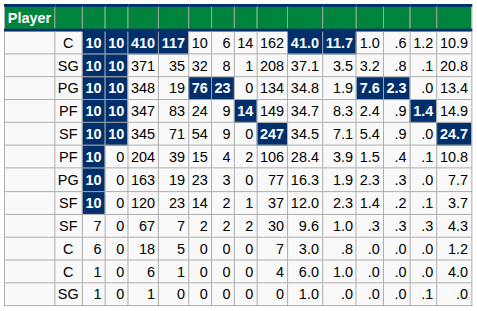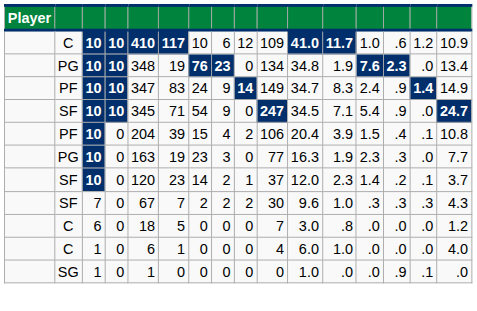(245, 43) 14 -> (245, 43) 12
(272, 43) 162 -> (272, 43) 109
- row: (68, 66)
(305, 157) 28.4 -> (305, 134) 20.4
(400, 294) .0 -> (400, 271) .9
